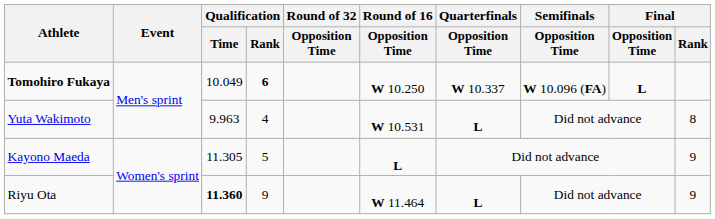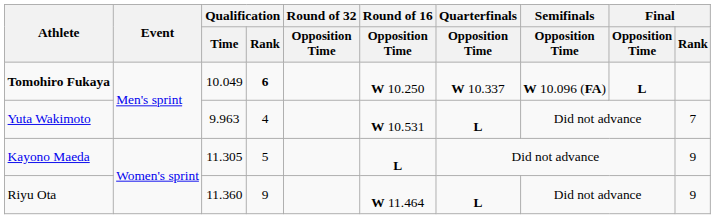(693, 119) 8 -> (693, 119) 7
(224, 195) bold -> (224, 195) normal
